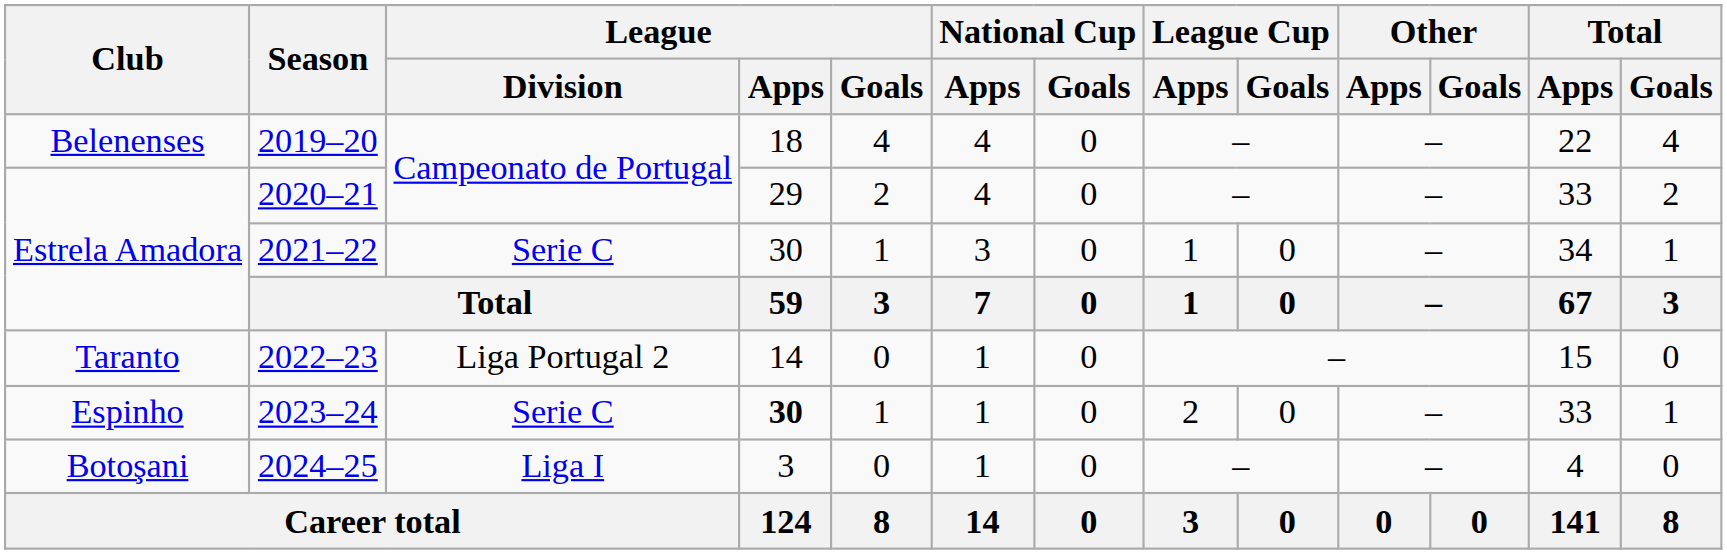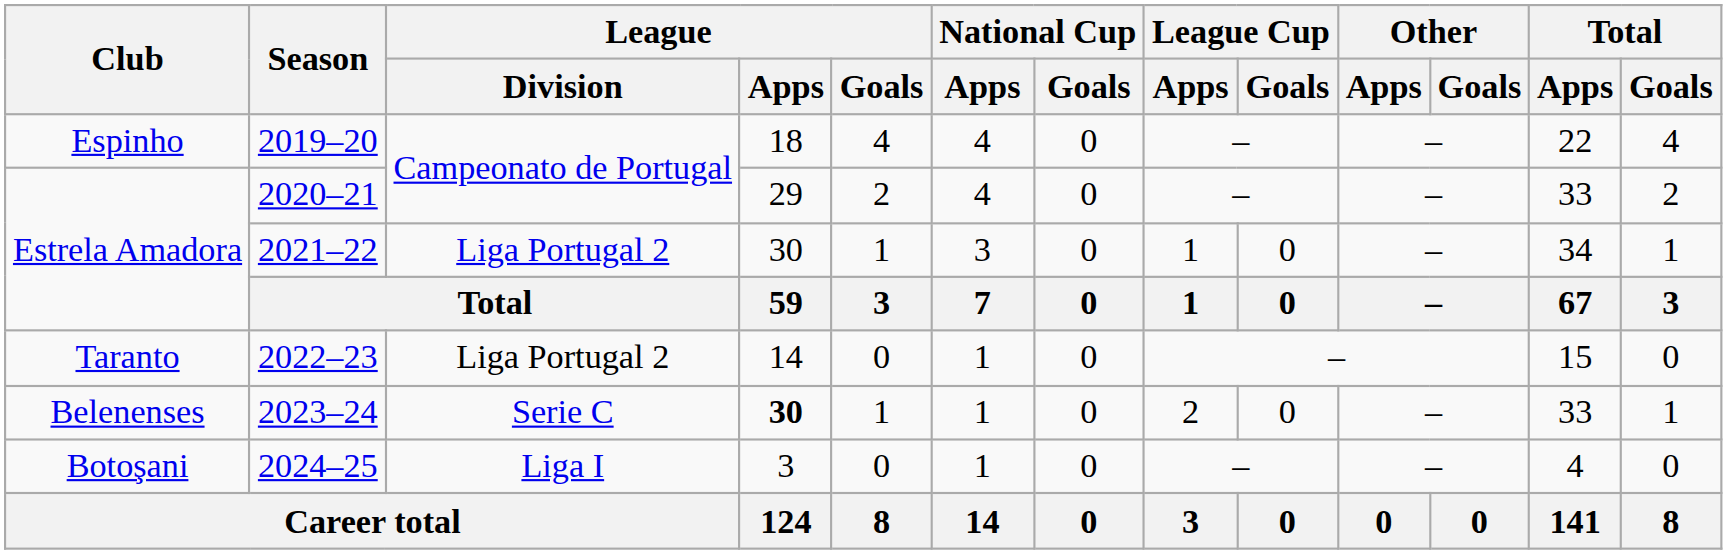(128, 140) Belenenses -> (128, 140) Espinho
(563, 248) Serie C -> (563, 248) Liga Portugal 2
(128, 411) Espinho -> (128, 411) Belenenses
